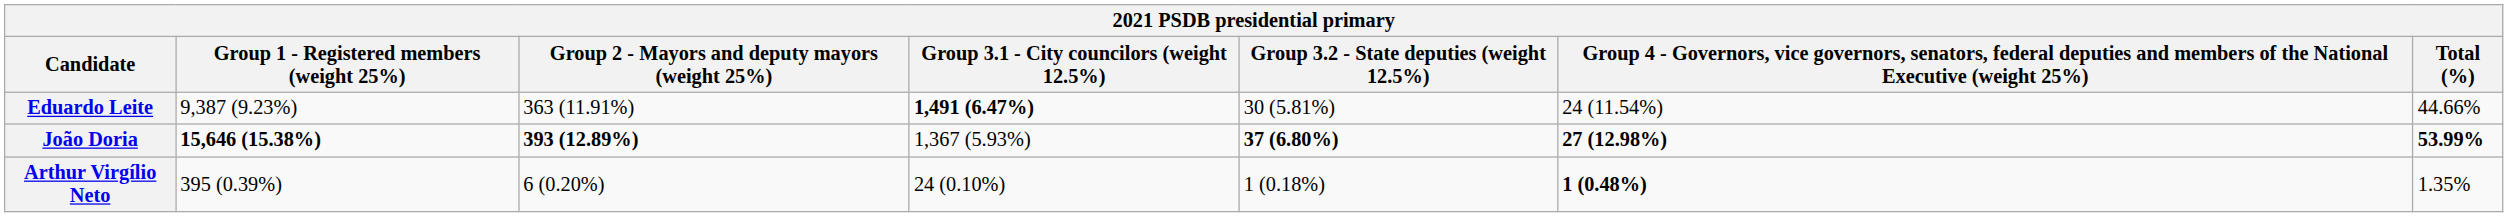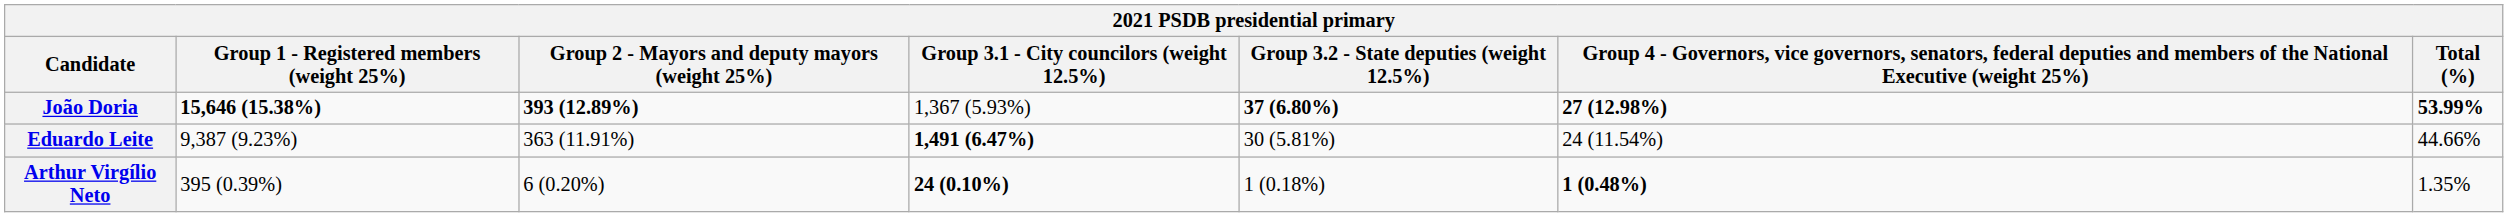rows swapped: (90, 140) <-> (90, 107)
(960, 183) normal -> (961, 183) bold
